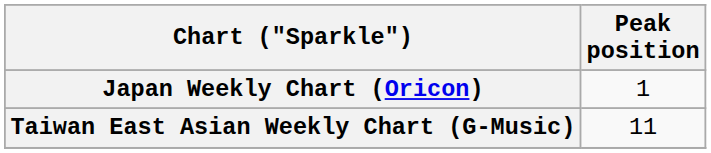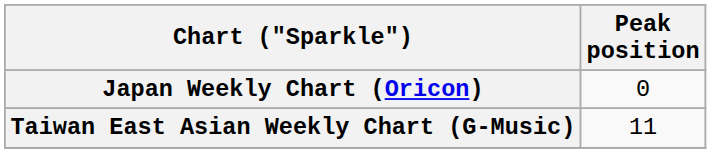(643, 90) 1 -> (643, 90) 0
